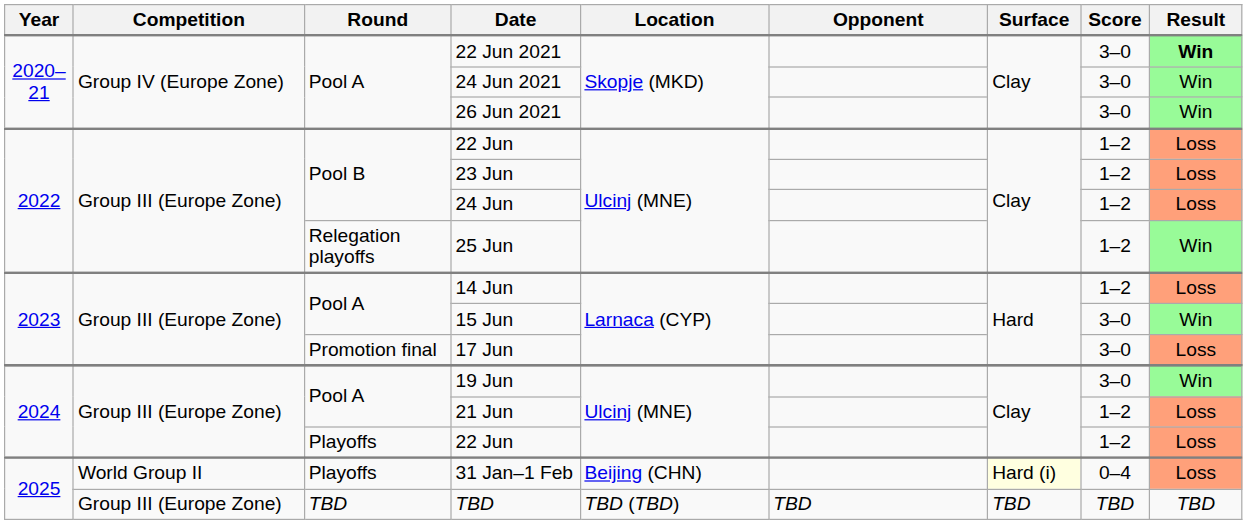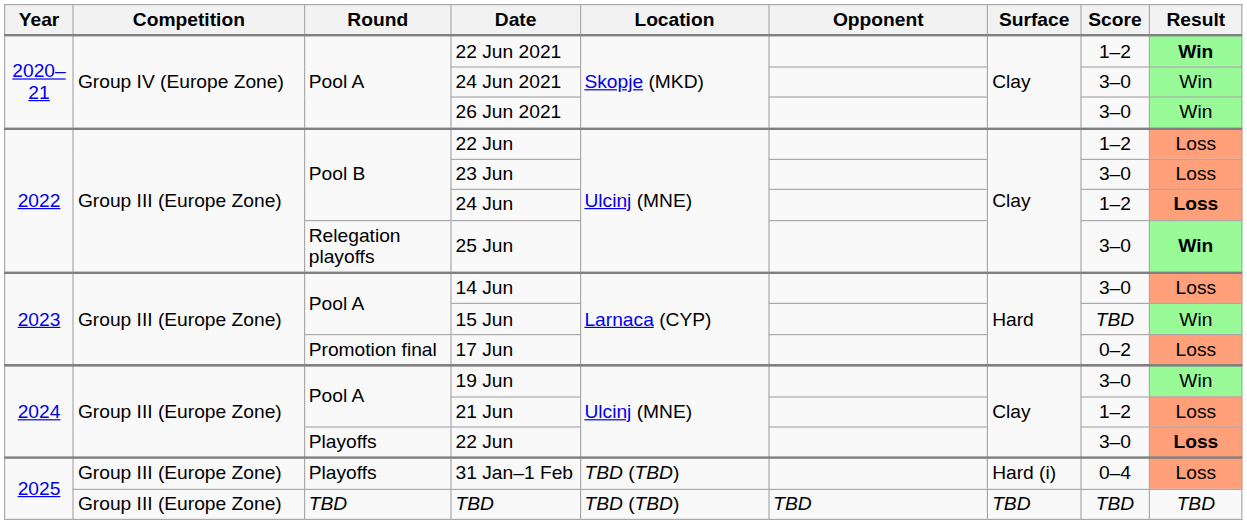(1115, 51) 3–0 -> (1115, 51) 1–2
(1115, 174) 1–2 -> (1115, 174) 3–0
(1196, 204) normal -> (1196, 204) bold
(1115, 246) 1–2 -> (1115, 246) 3–0
(1196, 246) normal -> (1196, 246) bold
(1115, 288) 1–2 -> (1115, 288) 3–0
(1115, 318) 3–0 -> (1115, 318) TBD
(1115, 349) 3–0 -> (1115, 349) 0–2
(1115, 441) 1–2 -> (1115, 441) 3–0
(1196, 441) normal -> (1196, 441) bold
(140, 473) World Group II -> (180, 473) Group III (Europe Zone)
(643, 473) Beijing (CHN) -> (632, 473) TBD (TBD)
(1024, 473) lightyellow background -> (1024, 473) no background
